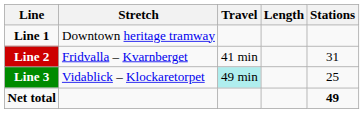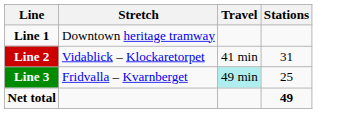- column: (284, 14)
(125, 56) Fridvalla – Kvarnberget -> (133, 56) Vidablick – Klockaretorpet
(133, 77) Vidablick – Klockaretorpet -> (125, 77) Fridvalla – Kvarnberget
